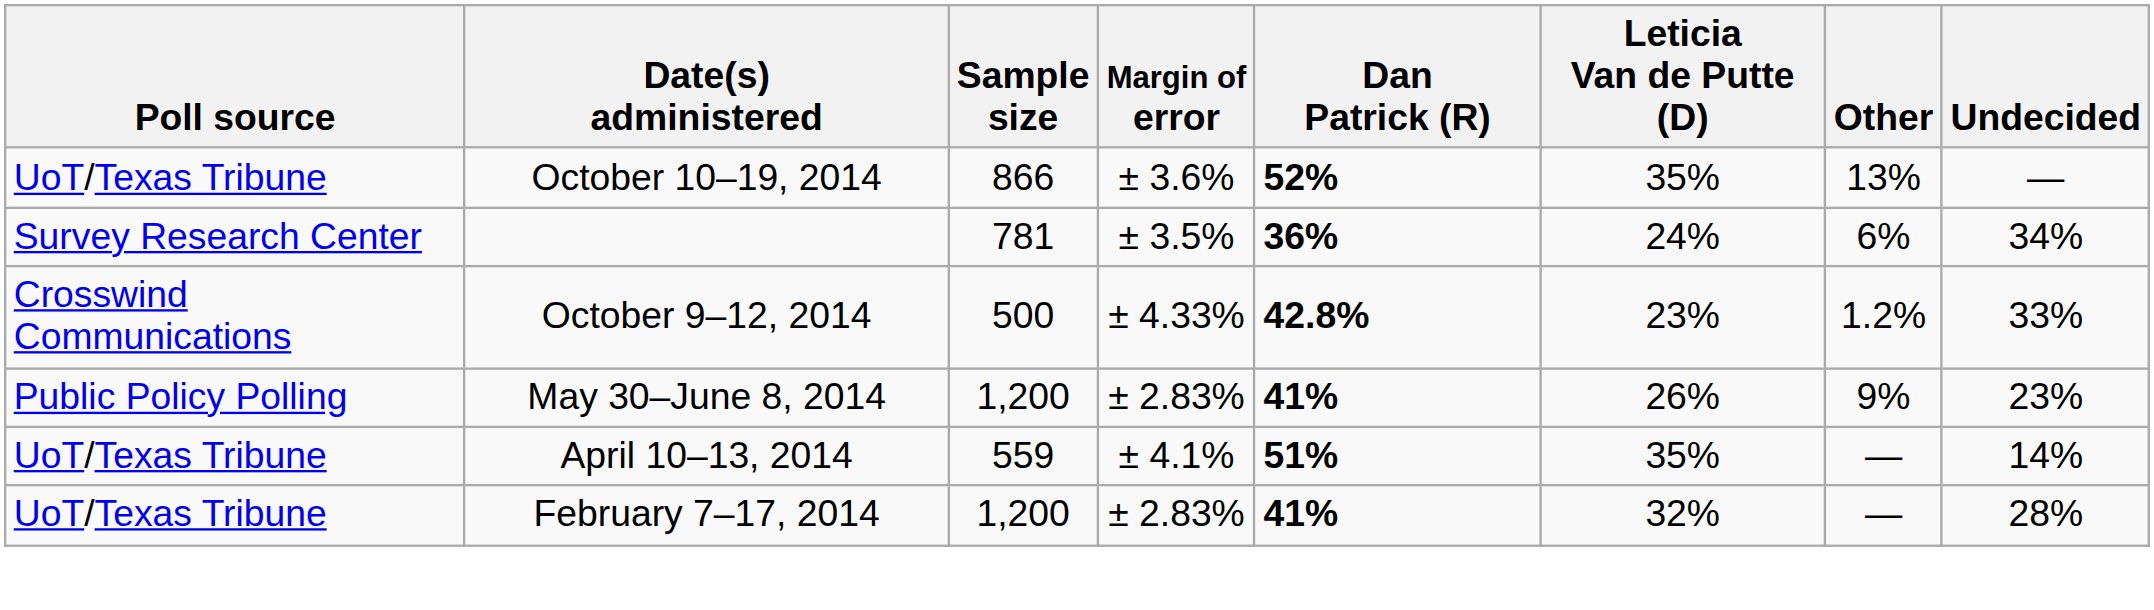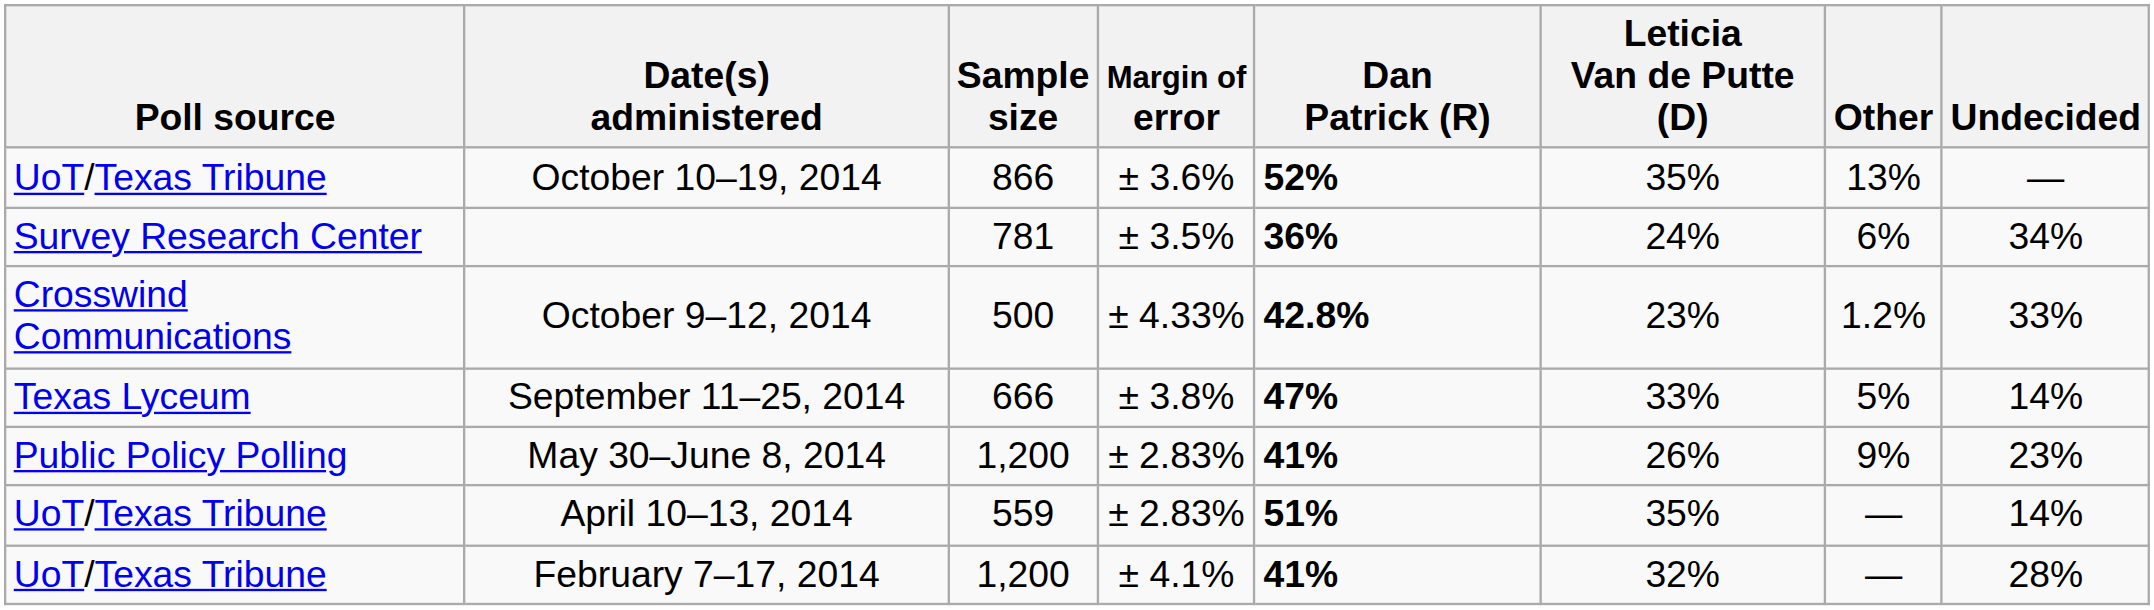+ row: (707, 396)
(1177, 455) ± 4.1% -> (1176, 514) ± 2.83%
(1176, 514) ± 2.83% -> (1177, 573) ± 4.1%
